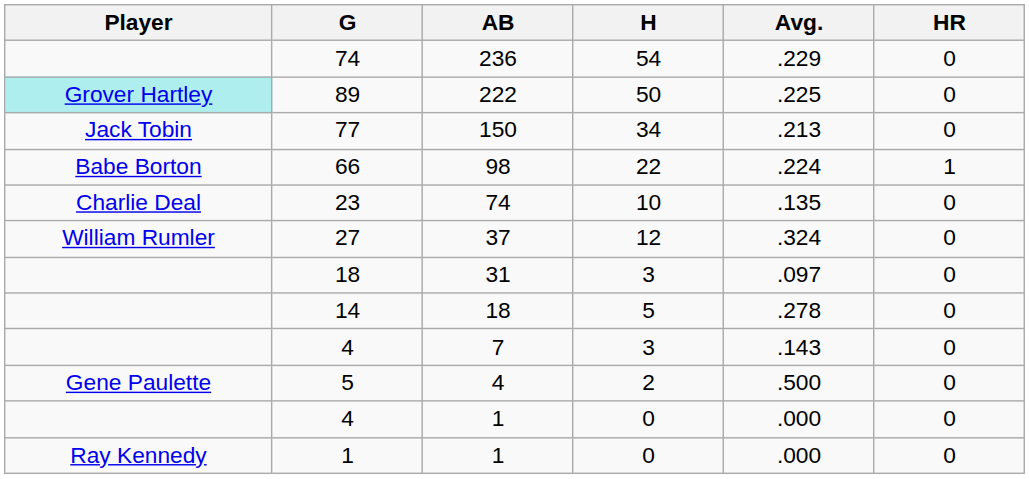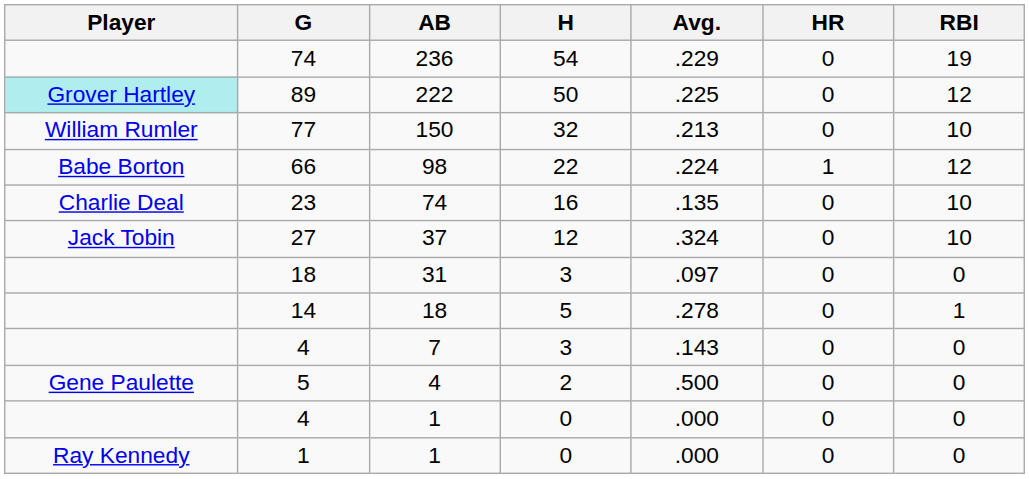+ column: (959, 22)
(139, 130) Jack Tobin -> (121, 130) William Rumler
(649, 130) 34 -> (566, 130) 32
(649, 202) 10 -> (566, 202) 16
(139, 238) William Rumler -> (121, 238) Jack Tobin
